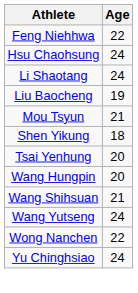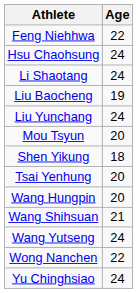+ row: (53, 116)
(117, 116) 21 -> (117, 136) 20
